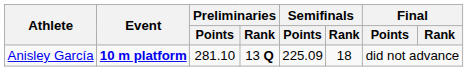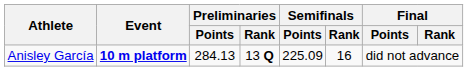(215, 56) 281.10 -> (215, 56) 284.13
(344, 56) 18 -> (344, 56) 16
